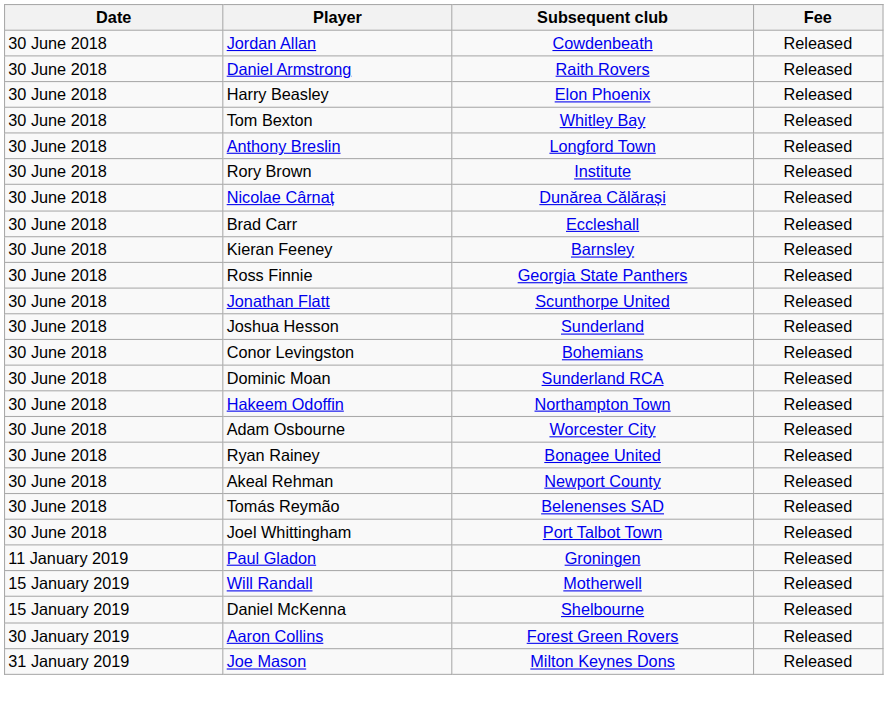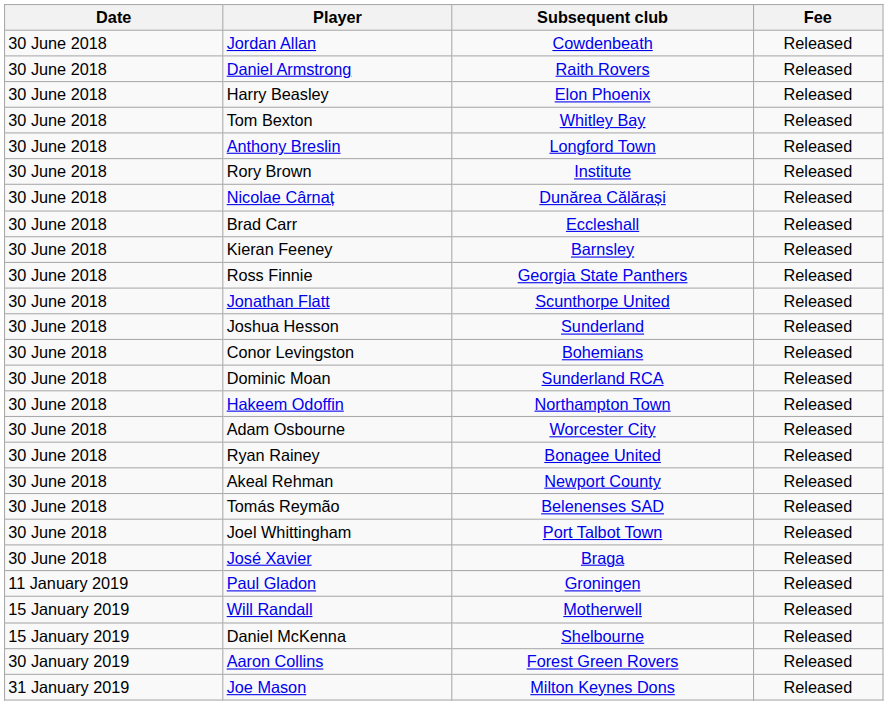+ row: (269, 558)
